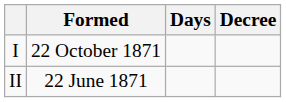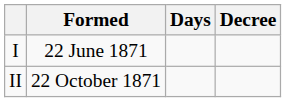(96, 50) 22 October 1871 -> (96, 50) 22 June 1871
(96, 81) 22 June 1871 -> (96, 81) 22 October 1871
